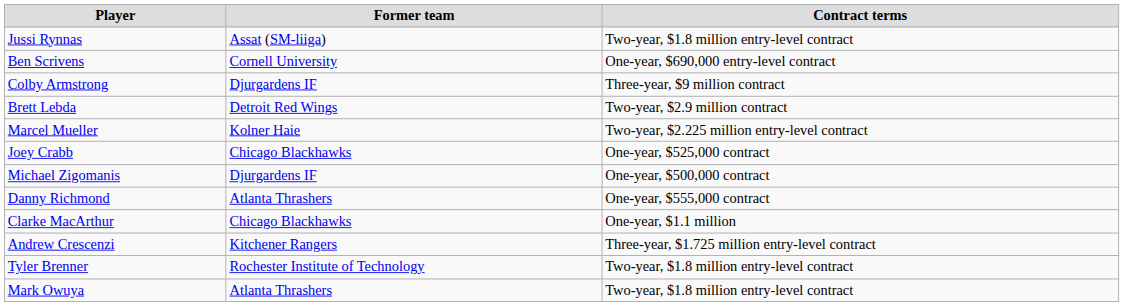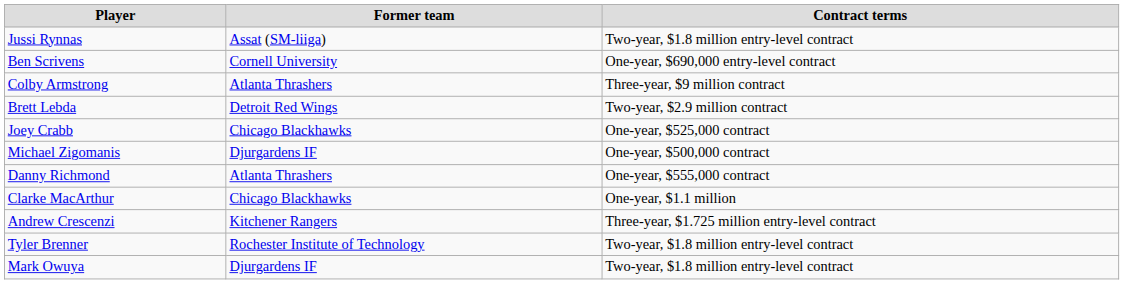(273, 84) Djurgardens IF -> (281, 84) Atlanta Thrashers
- row: (53, 130)
(281, 289) Atlanta Thrashers -> (273, 267) Djurgardens IF
